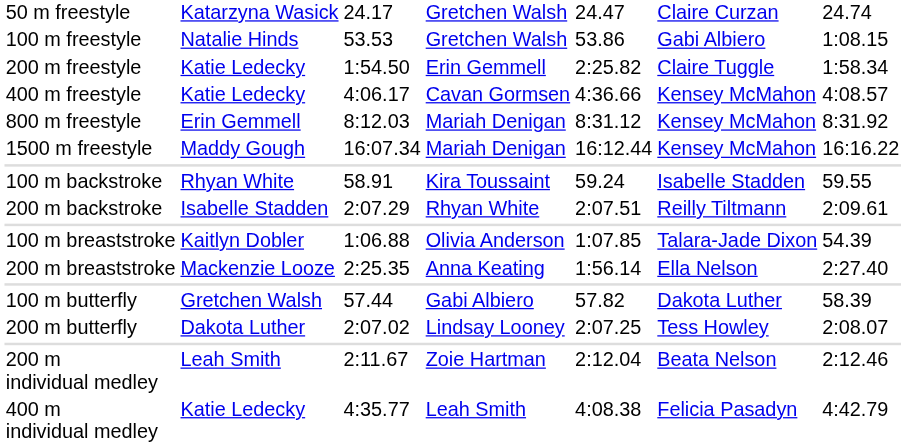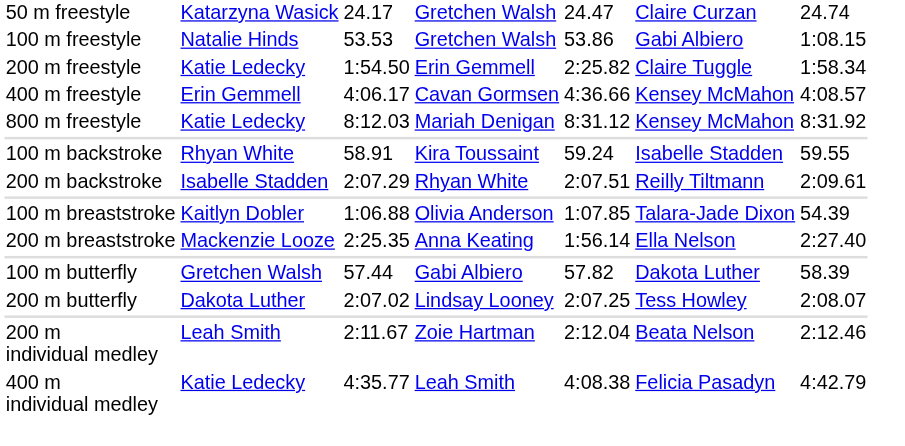(243, 94) Katie Ledecky -> (241, 94) Erin Gemmell
(241, 121) Erin Gemmell -> (243, 121) Katie Ledecky
- row: (79, 149)
